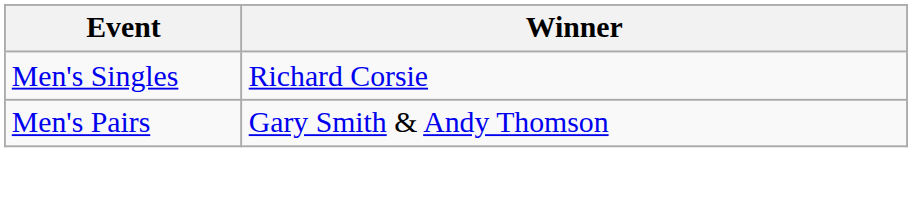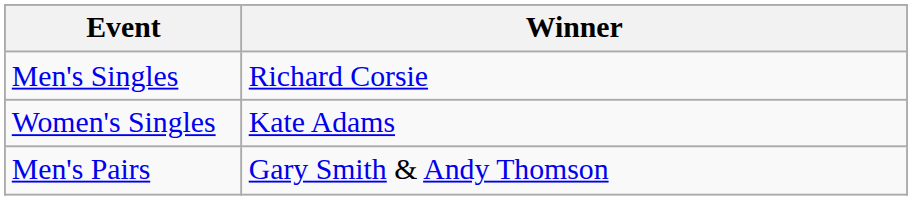+ row: (114, 122)
